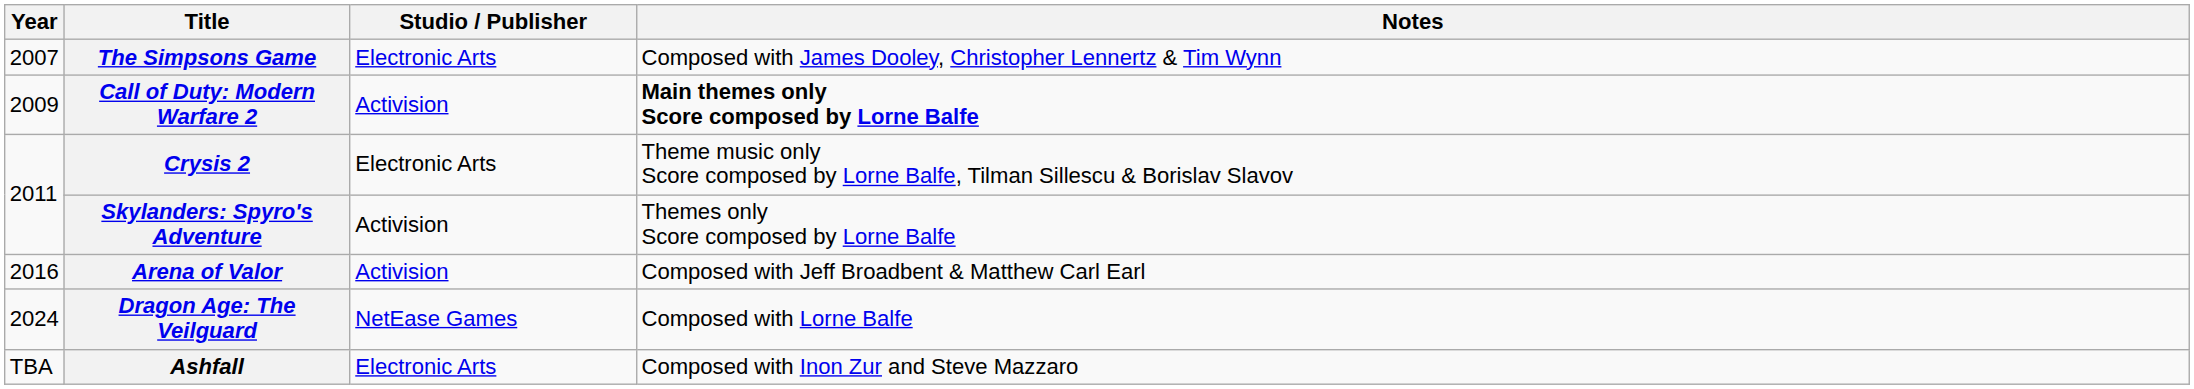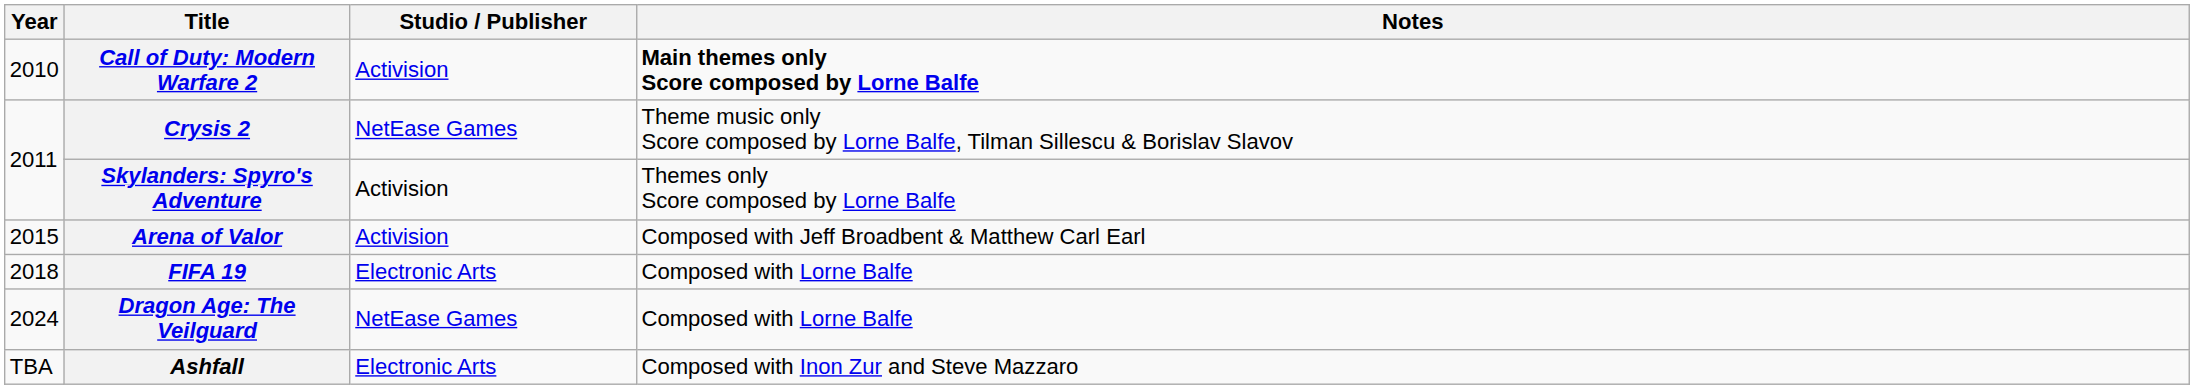- row: (207, 57)
(34, 104) 2009 -> (34, 69) 2010
(426, 164) Electronic Arts -> (436, 129) NetEase Games
(34, 271) 2016 -> (34, 236) 2015
+ row: (207, 271)
